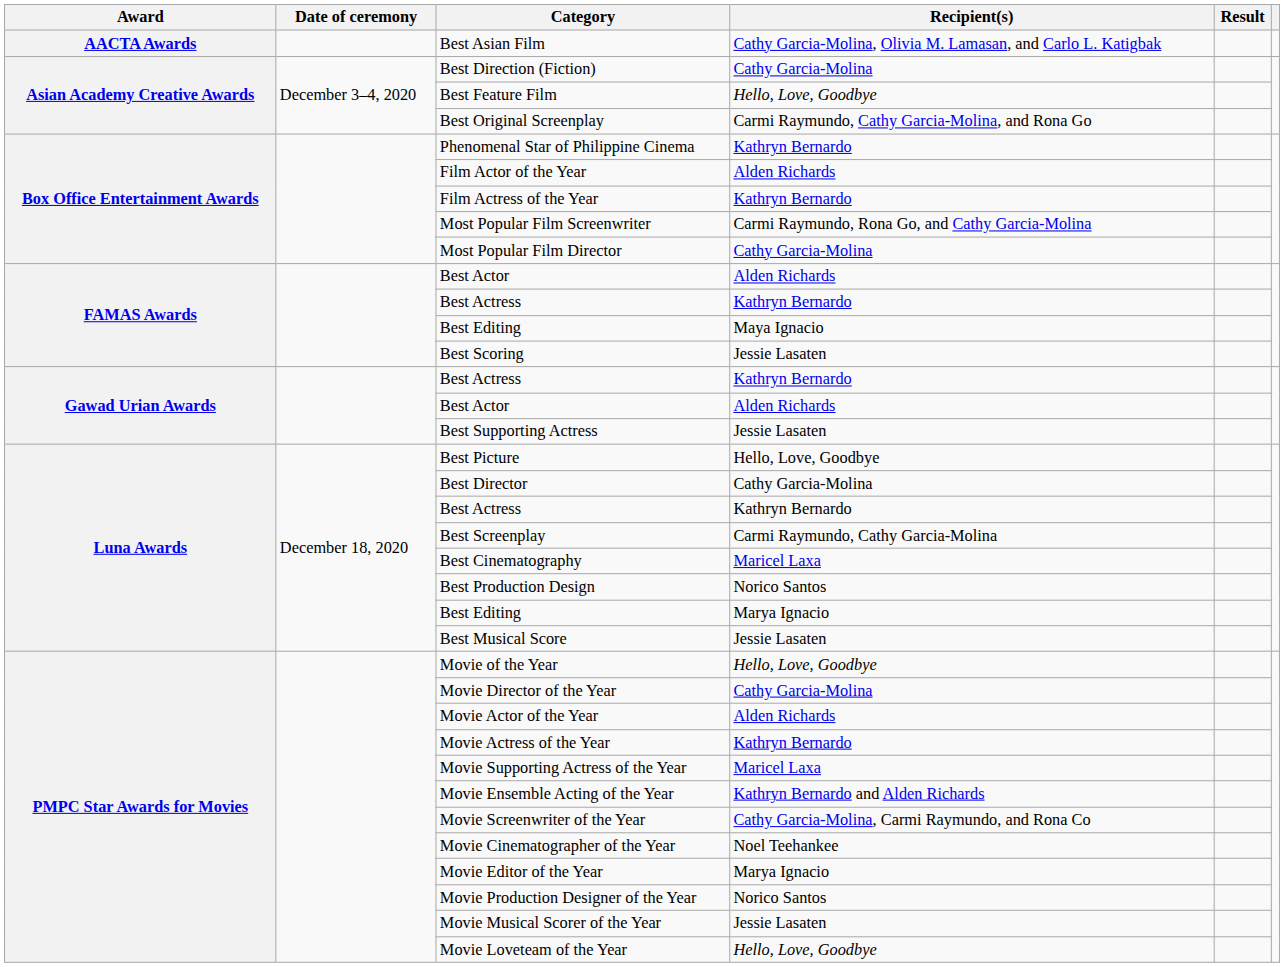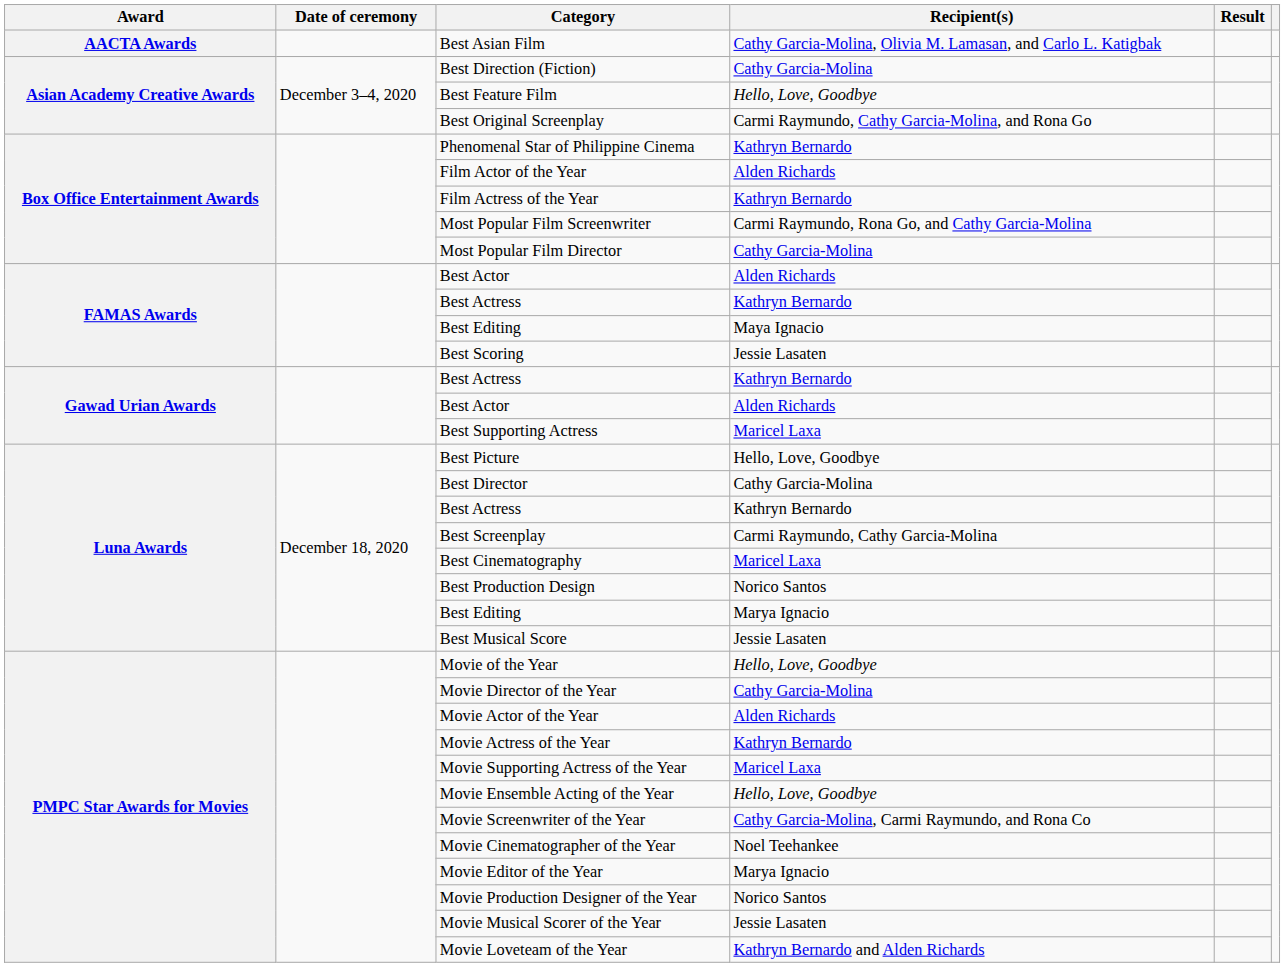(780, 431) Jessie Lasaten -> (777, 431) Maricel Laxa
(859, 793) Kathryn Bernardo and Alden Richards -> (805, 793) Hello, Love, Goodbye
(805, 949) Hello, Love, Goodbye -> (859, 949) Kathryn Bernardo and Alden Richards
